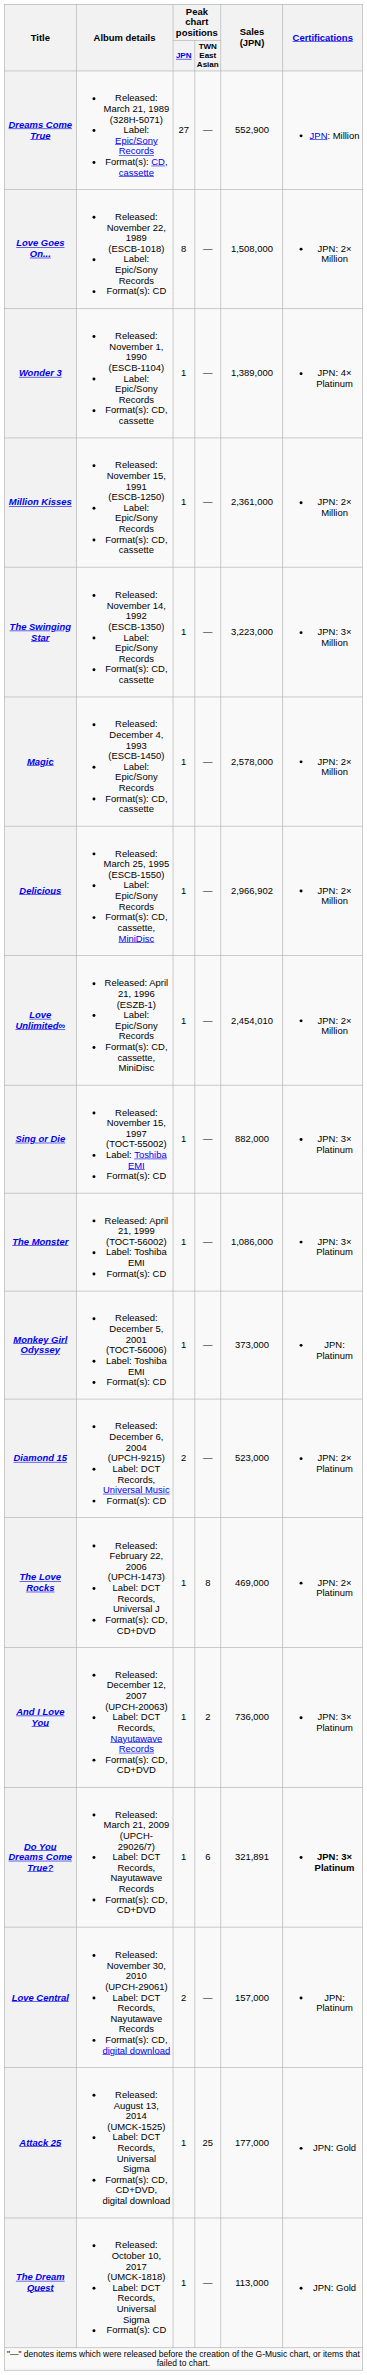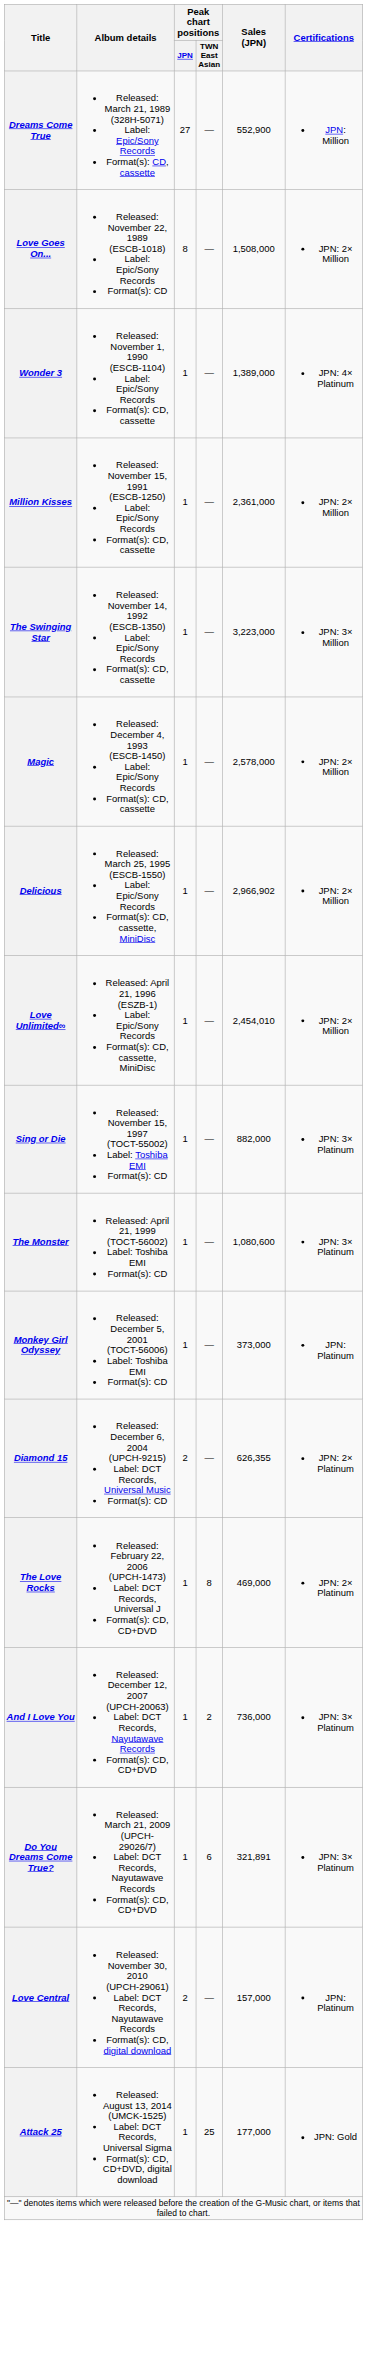(252, 1242) 1,086,000 -> (254, 1242) 1,080,600
(252, 1458) 523,000 -> (254, 1458) 626,355
(323, 1863) bold -> (324, 1863) normal
- row: (40, 2283)
